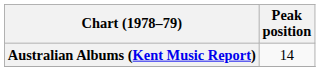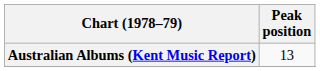(287, 54) 14 -> (287, 54) 13
